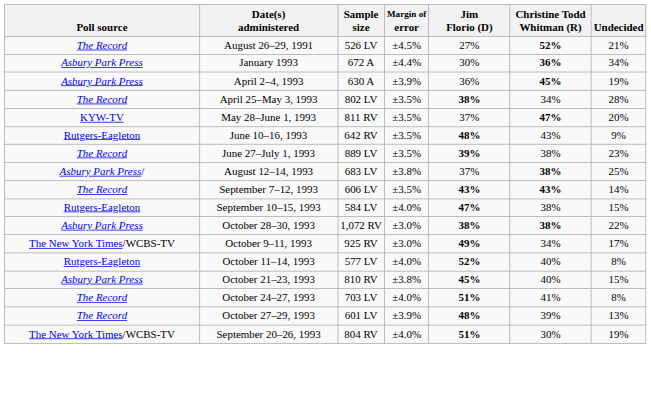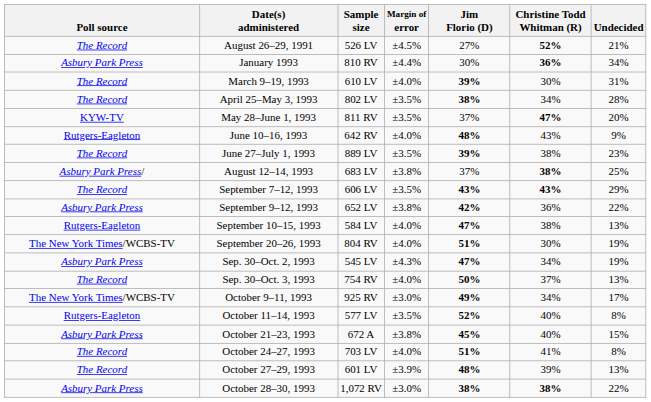(361, 63) 672 A -> (361, 63) 810 RV
+ row: (269, 81)
- row: (269, 81)
(407, 135) ±3.5% -> (407, 135) ±4.0%
(619, 190) 14% -> (619, 190) 29%
+ row: (269, 208)
(619, 208) 15% -> (619, 226) 13%
rows swapped: (269, 334) <-> (269, 226)
+ row: (269, 262)
+ row: (269, 280)
(407, 262) ±4.0% -> (407, 316) ±3.5%
(361, 280) 810 RV -> (361, 334) 672 A
